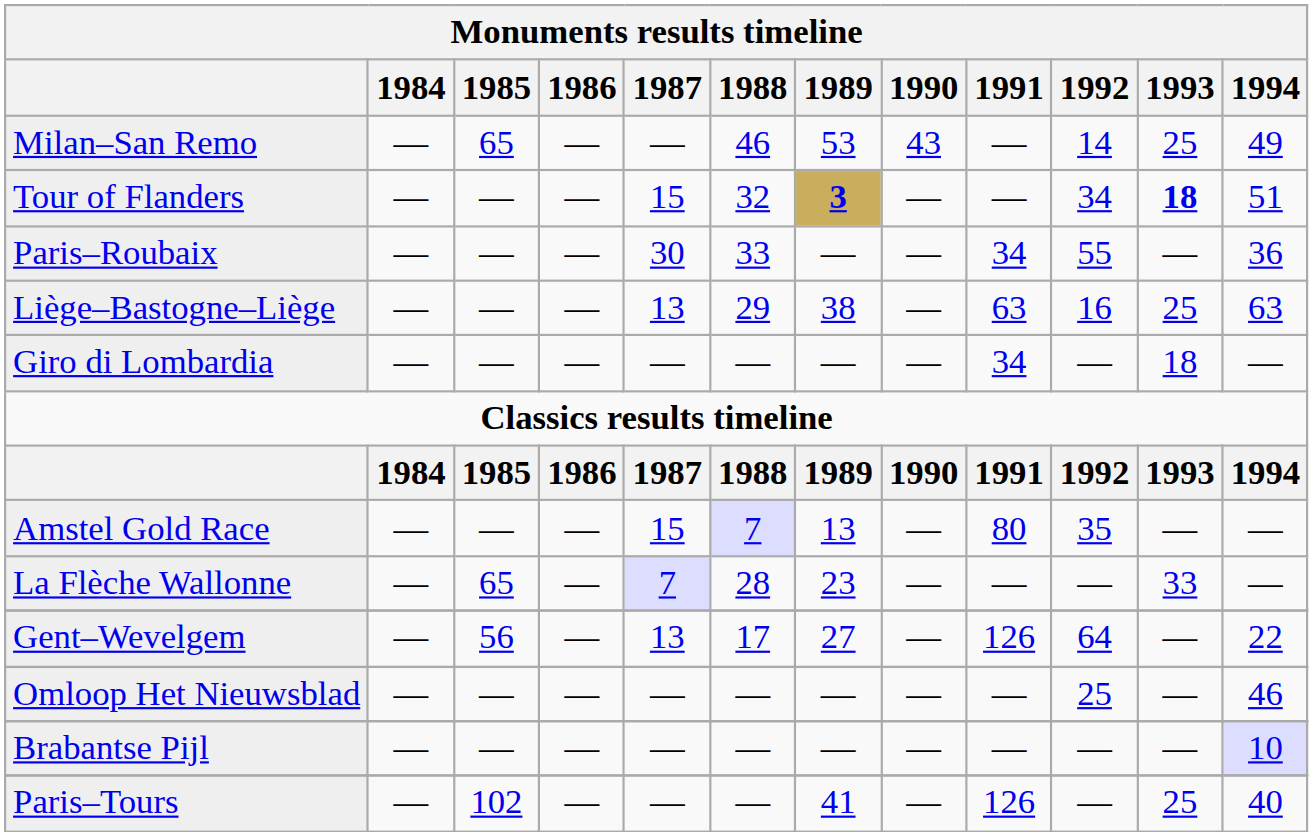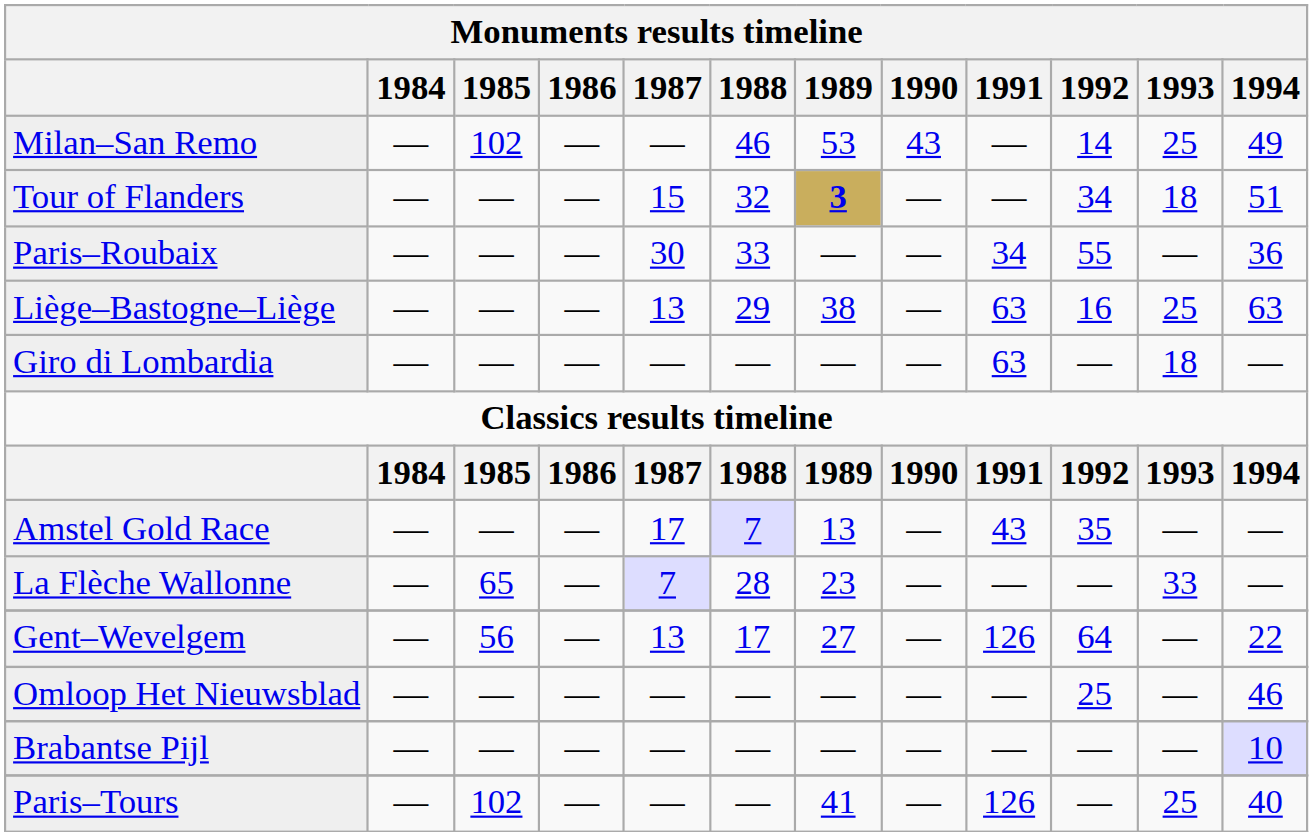(496, 142) 65 -> (496, 142) 102
(1180, 197) bold -> (1180, 197) normal
(1009, 362) 34 -> (1009, 362) 63
(667, 527) 15 -> (667, 527) 17
(1009, 527) 80 -> (1009, 527) 43
